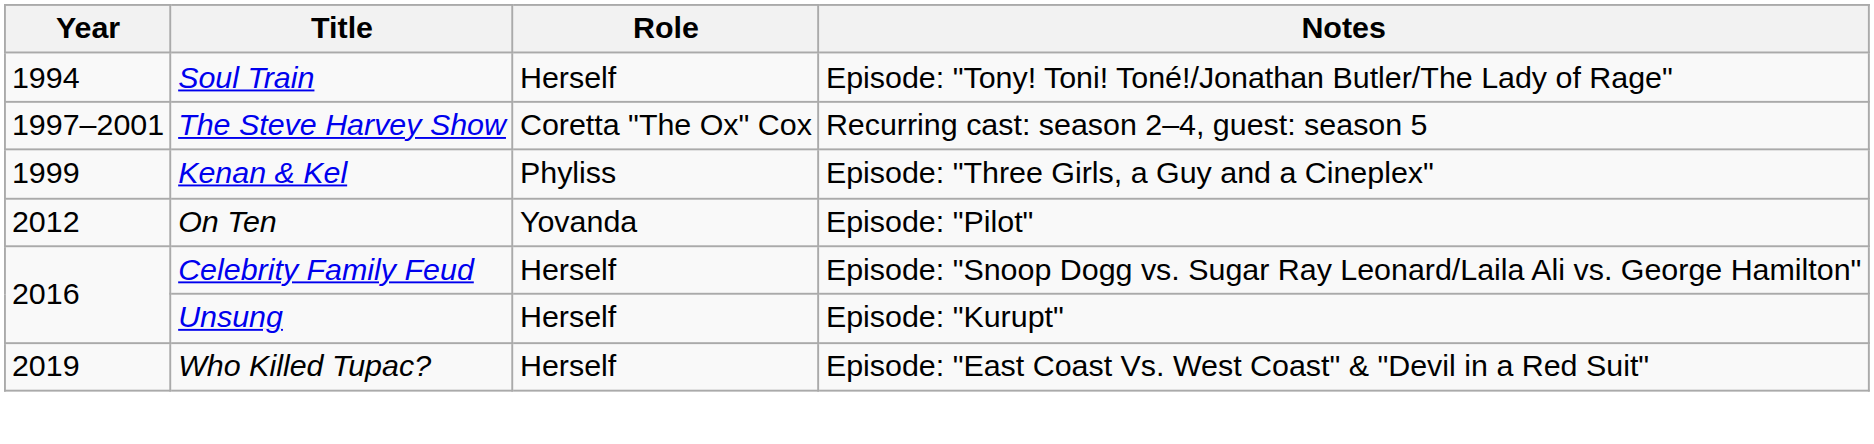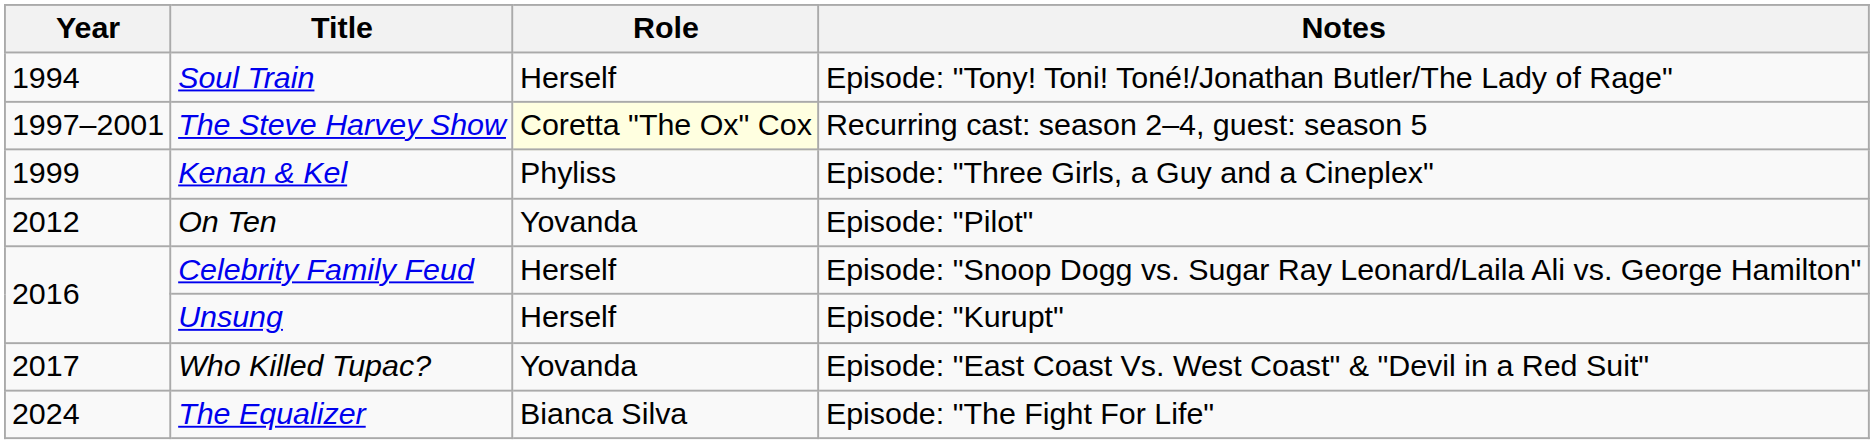(666, 125) no background -> (666, 125) lightyellow background
(46, 366) 2019 -> (46, 366) 2017
(568, 366) Herself -> (579, 366) Yovanda
+ row: (272, 414)
